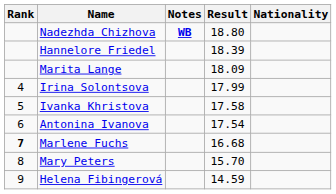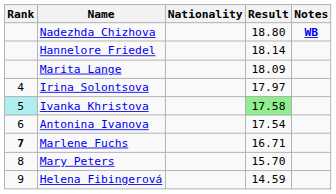columns swapped: (291, 14) <-> (185, 14)
(228, 51) 18.39 -> (268, 51) 18.14
(228, 87) 17.99 -> (268, 87) 17.97
(21, 106) no background -> (21, 106) paleturquoise background
(228, 106) no background -> (268, 106) lightgreen background
(228, 143) 16.68 -> (268, 143) 16.71
